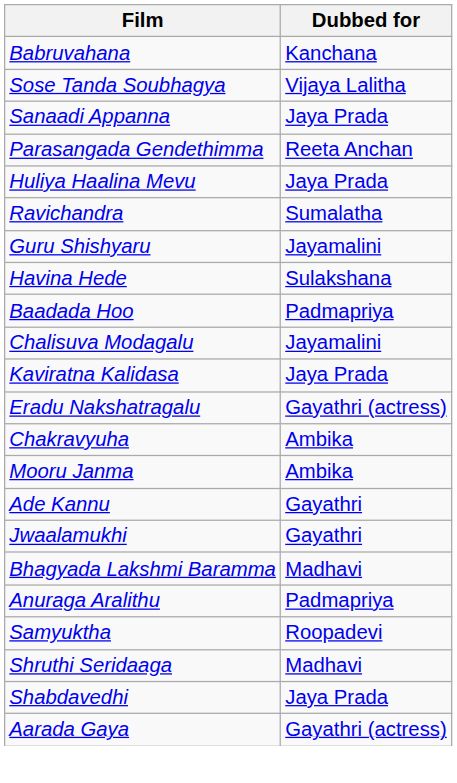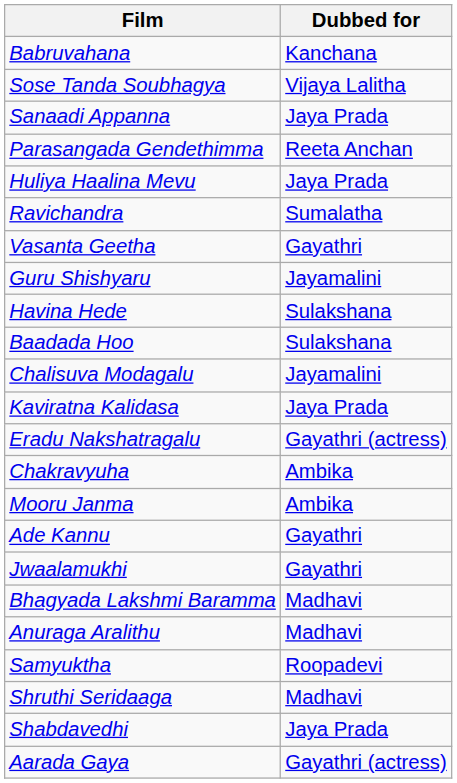+ row: (82, 246)
(339, 310) Padmapriya -> (338, 342) Sulakshana
(339, 600) Padmapriya -> (324, 632) Madhavi
